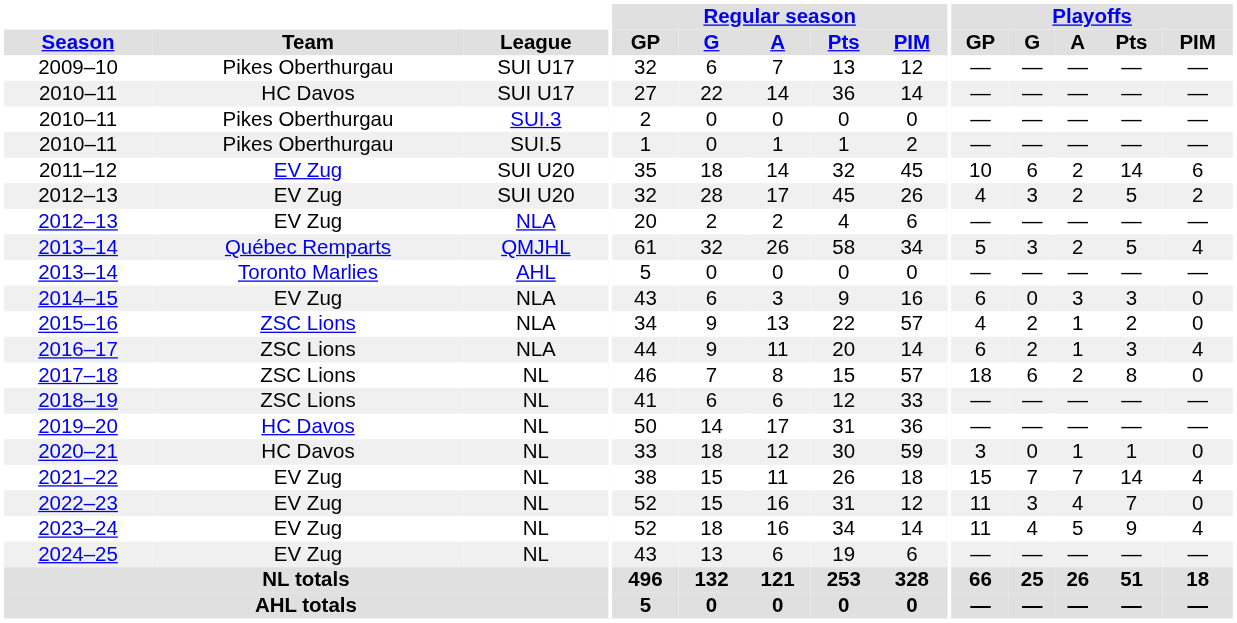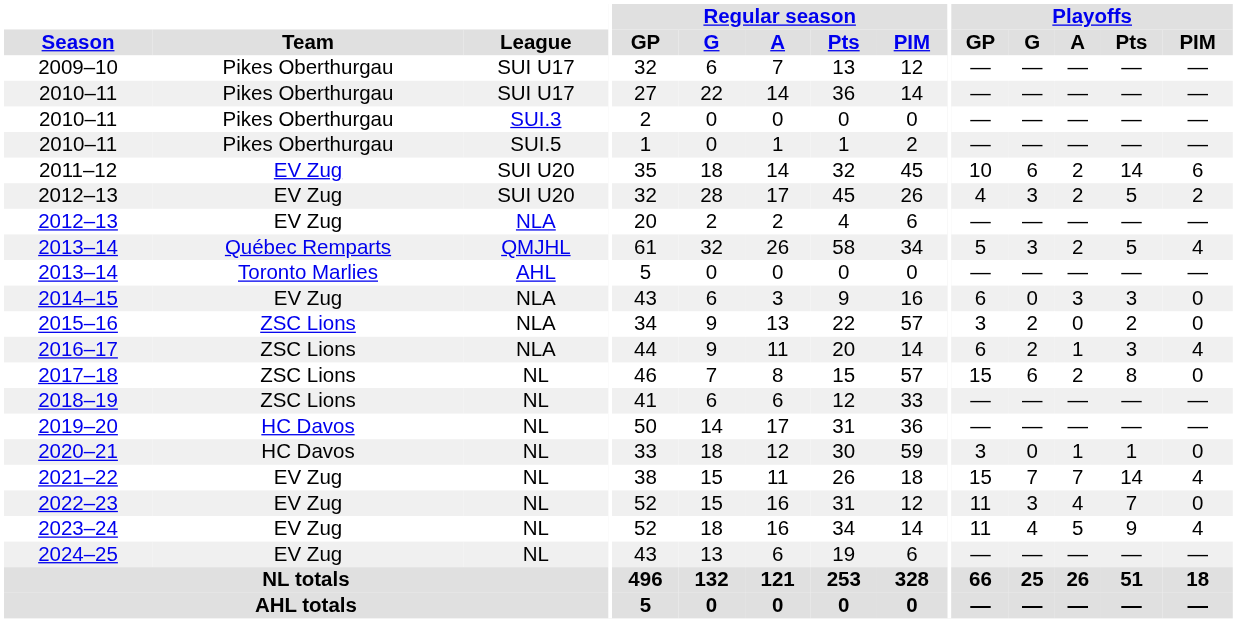(308, 93) HC Davos -> (308, 93) Pikes Oberthurgau
(980, 323) 4 -> (980, 323) 3
(1078, 323) 1 -> (1078, 323) 0
(980, 375) 18 -> (980, 375) 15
